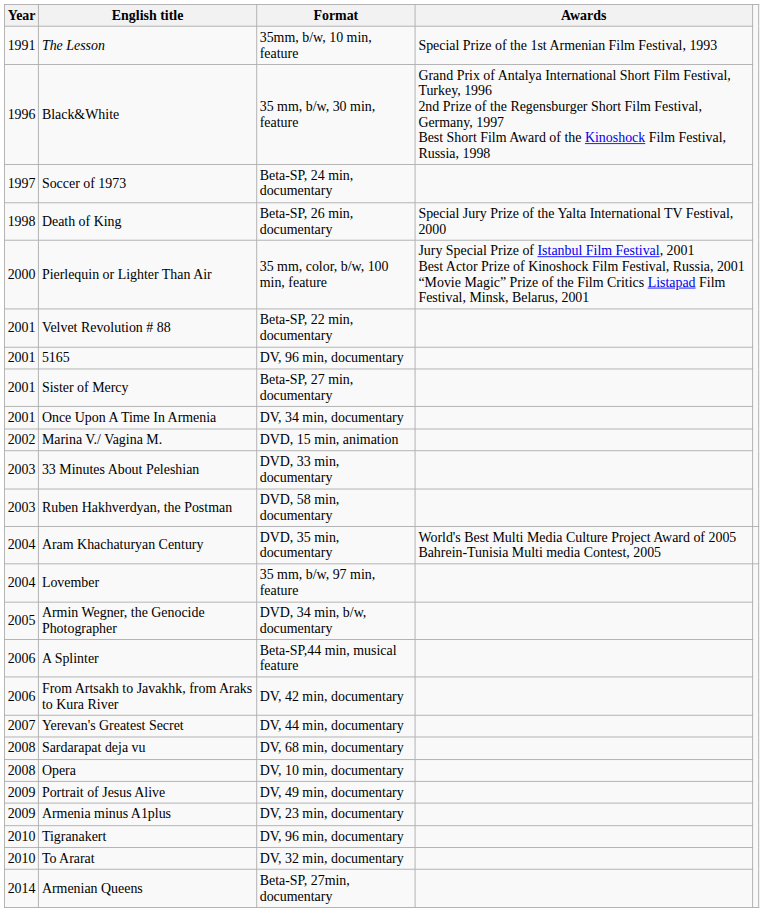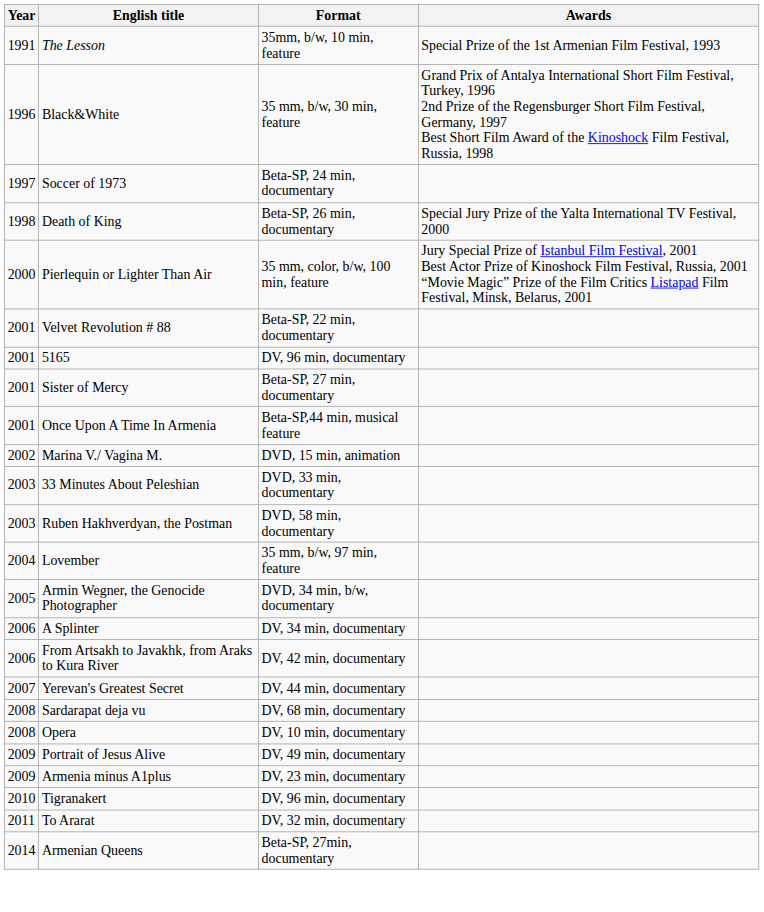(332, 417) DV, 34 min, documentary -> (330, 425) Beta-SP,44 min, musical feature
- row: (123, 545)
(328, 658) Beta-SP,44 min, musical feature -> (334, 628) DV, 34 min, documentary
(22, 858) 2010 -> (21, 820) 2011
